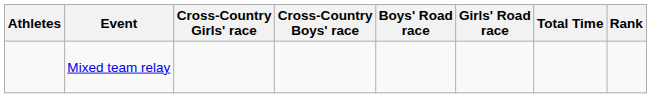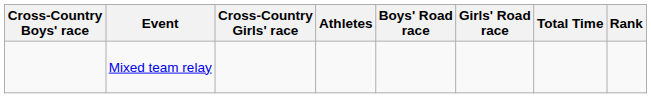columns swapped: (34, 23) <-> (325, 23)
